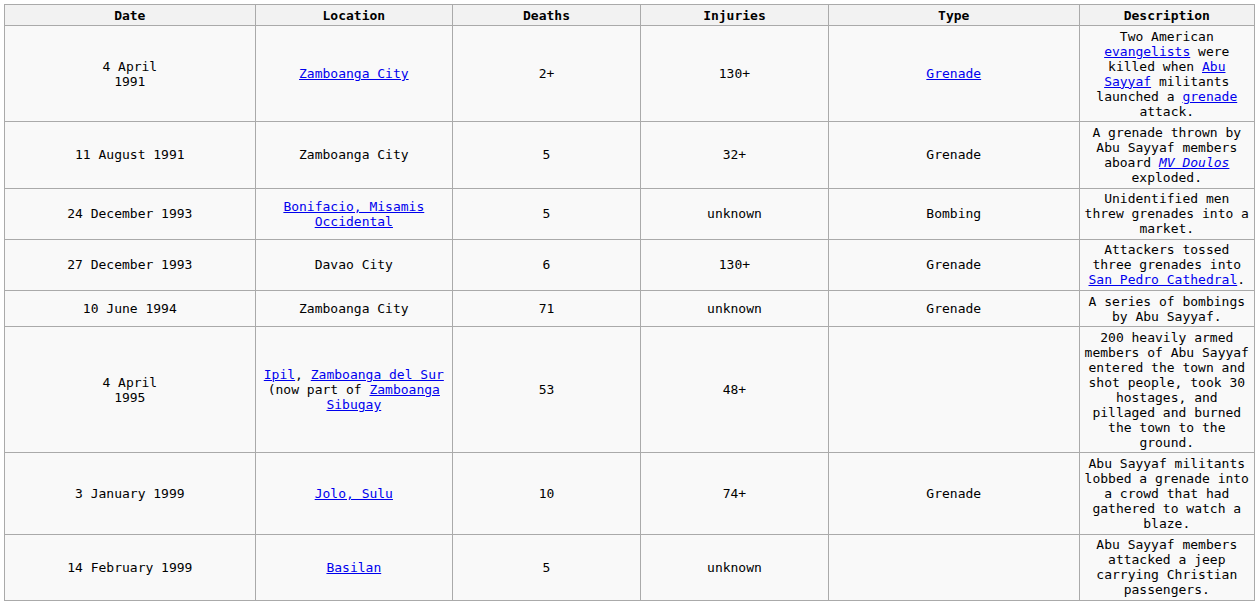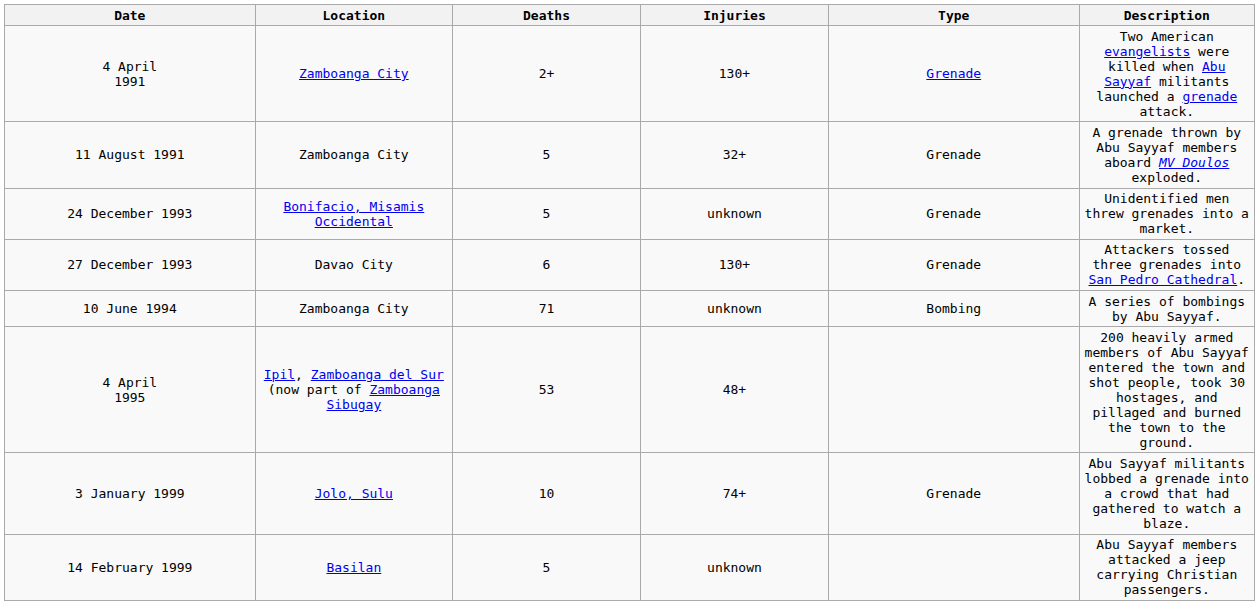(954, 214) Bombing -> (954, 214) Grenade
(954, 309) Grenade -> (954, 309) Bombing
